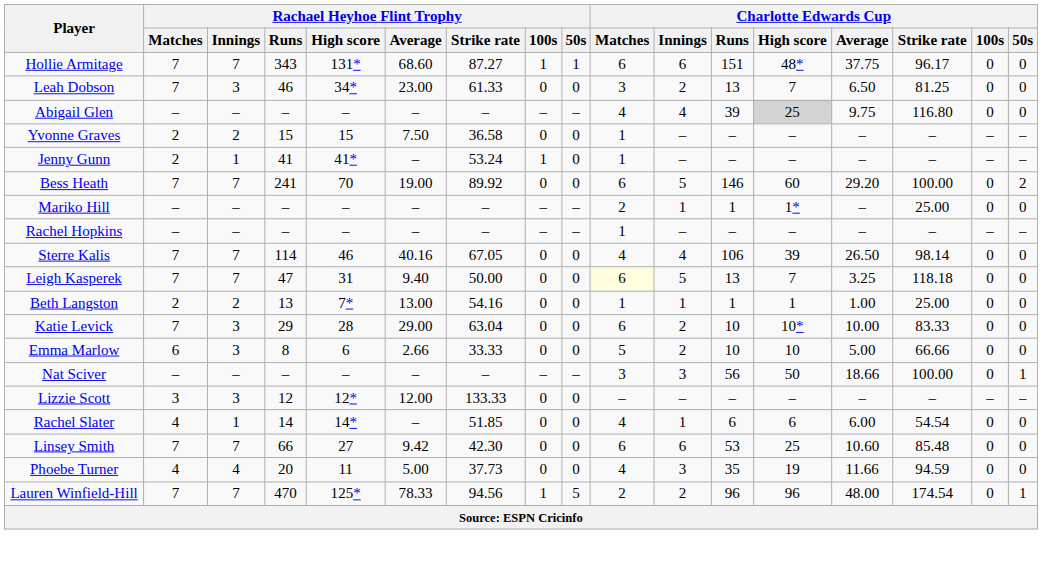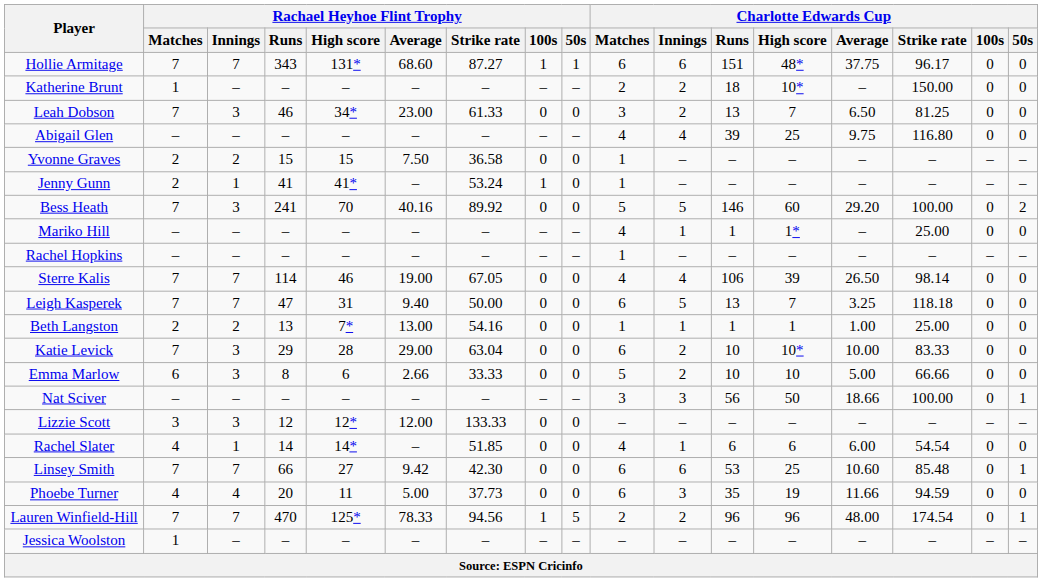+ row: (74, 87)
(792, 111) lightgrey background -> (792, 135) no background
(236, 183) 7 -> (236, 207) 3
(416, 183) 19.00 -> (416, 207) 40.16
(622, 183) 6 -> (622, 207) 5
(622, 207) 2 -> (622, 231) 4
(416, 254) 40.16 -> (416, 278) 19.00
(622, 278) lightyellow background -> (622, 302) no background
(1023, 445) 0 -> (1023, 469) 1
(622, 469) 4 -> (622, 493) 6
+ row: (74, 541)
